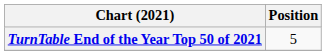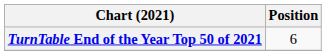(293, 38) 5 -> (293, 38) 6
